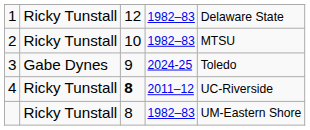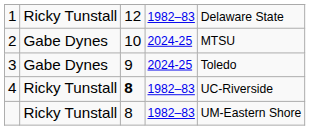(70, 40) Ricky Tunstall -> (66, 40) Gabe Dynes
(171, 41) 1982–83 -> (170, 41) 2024-25
(171, 89) 2011–12 -> (171, 89) 1982–83
